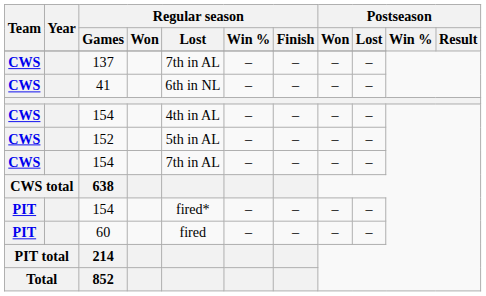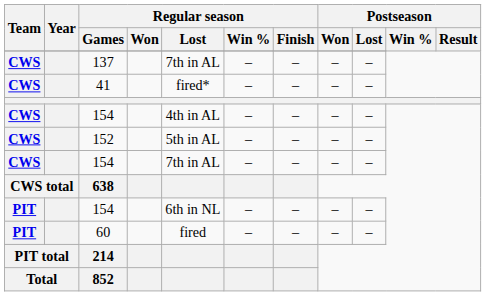(193, 86) 6th in NL -> (193, 86) fired*
(193, 209) fired* -> (193, 209) 6th in NL
